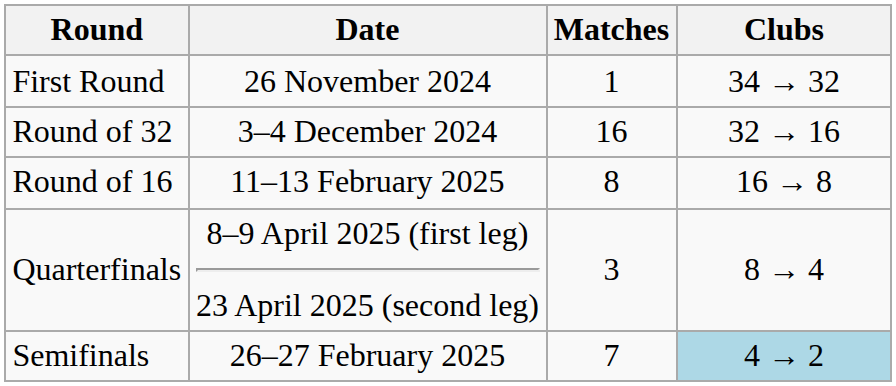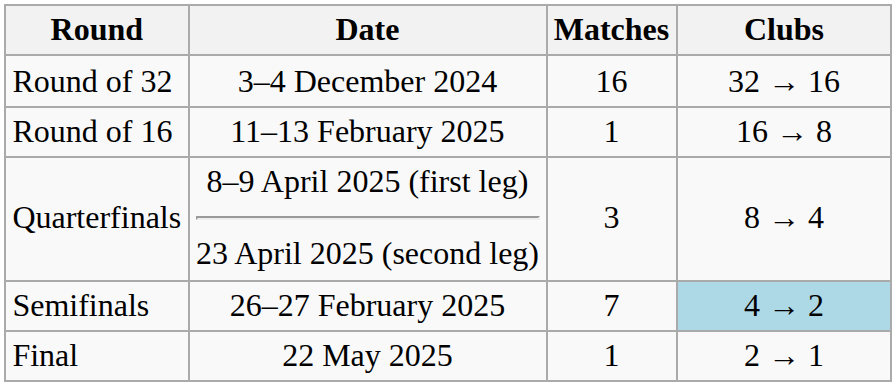- row: (88, 80)
(612, 182) 8 -> (612, 131) 1
+ row: (45, 355)
